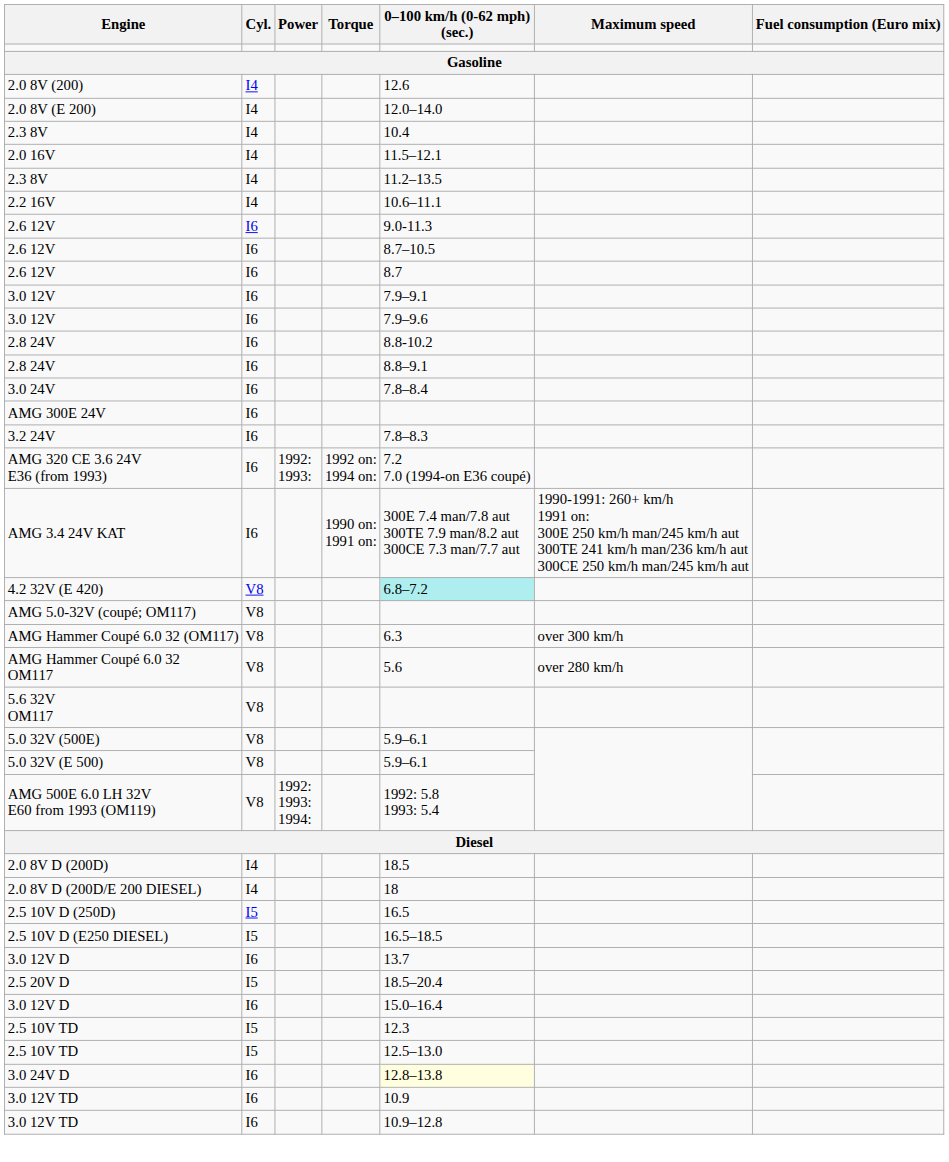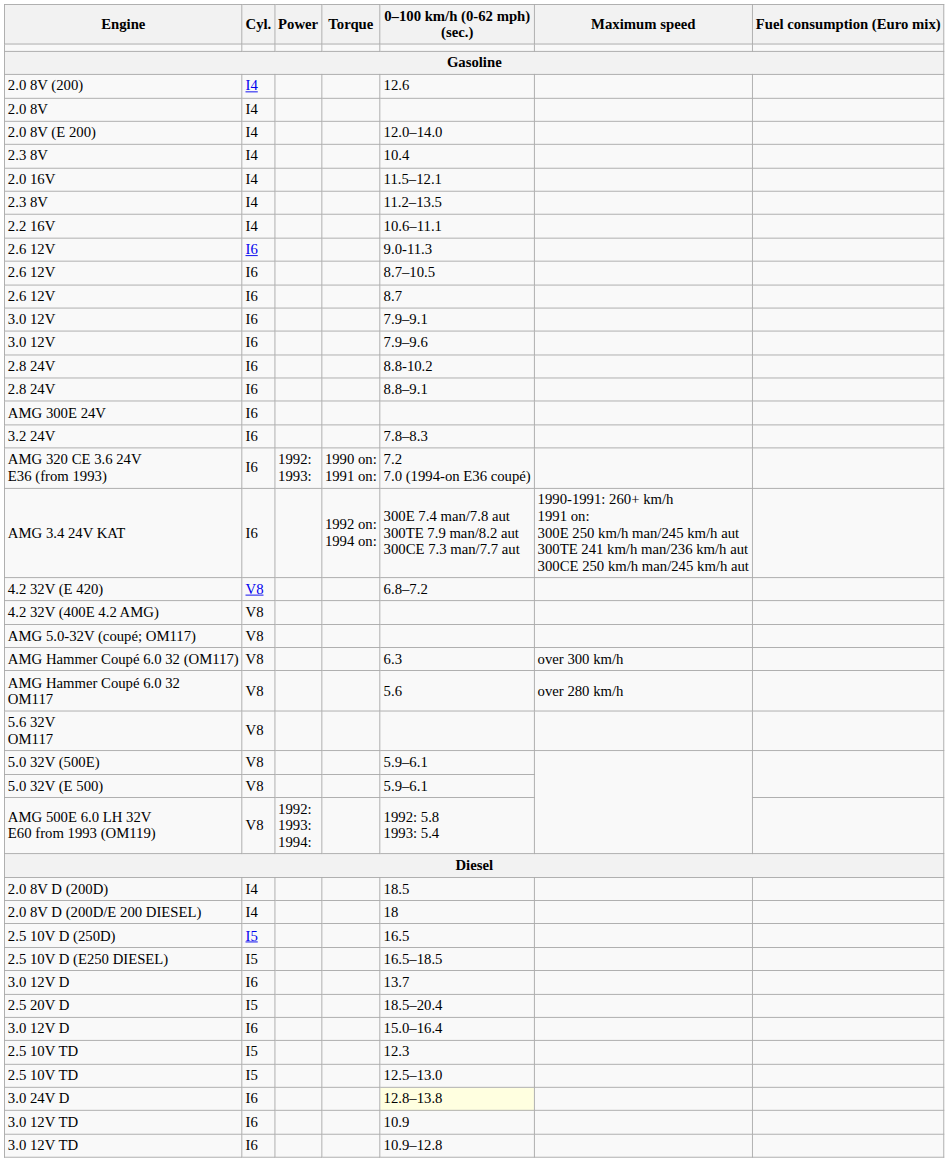+ row: (28, 109)
- row: (32, 389)
(351, 468) 1992 on: 1994 on: -> (351, 468) 1990 on: 1991 on:
(351, 532) 1990 on: 1991 on: -> (351, 532) 1992 on: 1994 on:
(406, 589) paleturquoise background -> (406, 589) no background
+ row: (83, 612)
